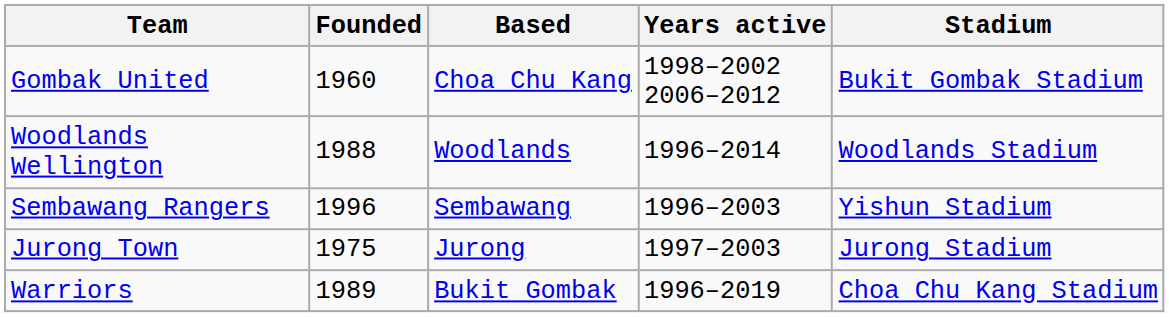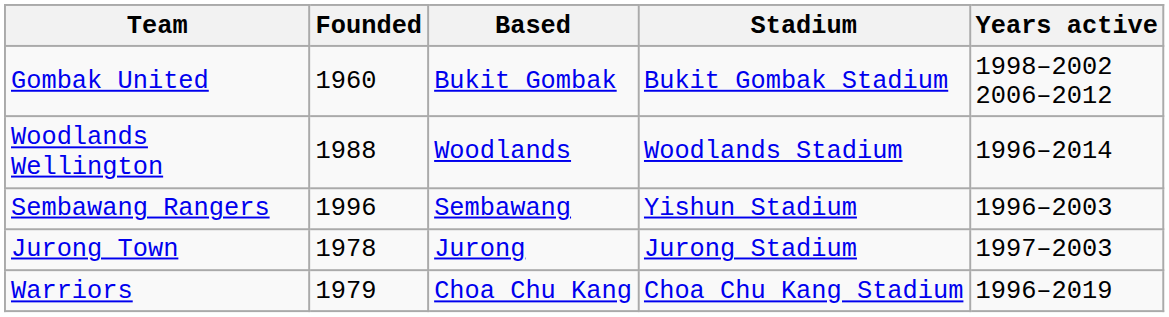columns swapped: (998, 26) <-> (735, 26)
(533, 82) Choa Chu Kang -> (525, 82) Bukit Gombak
(346, 249) 1975 -> (346, 249) 1978
(346, 291) 1989 -> (346, 291) 1979
(525, 291) Bukit Gombak -> (533, 291) Choa Chu Kang
